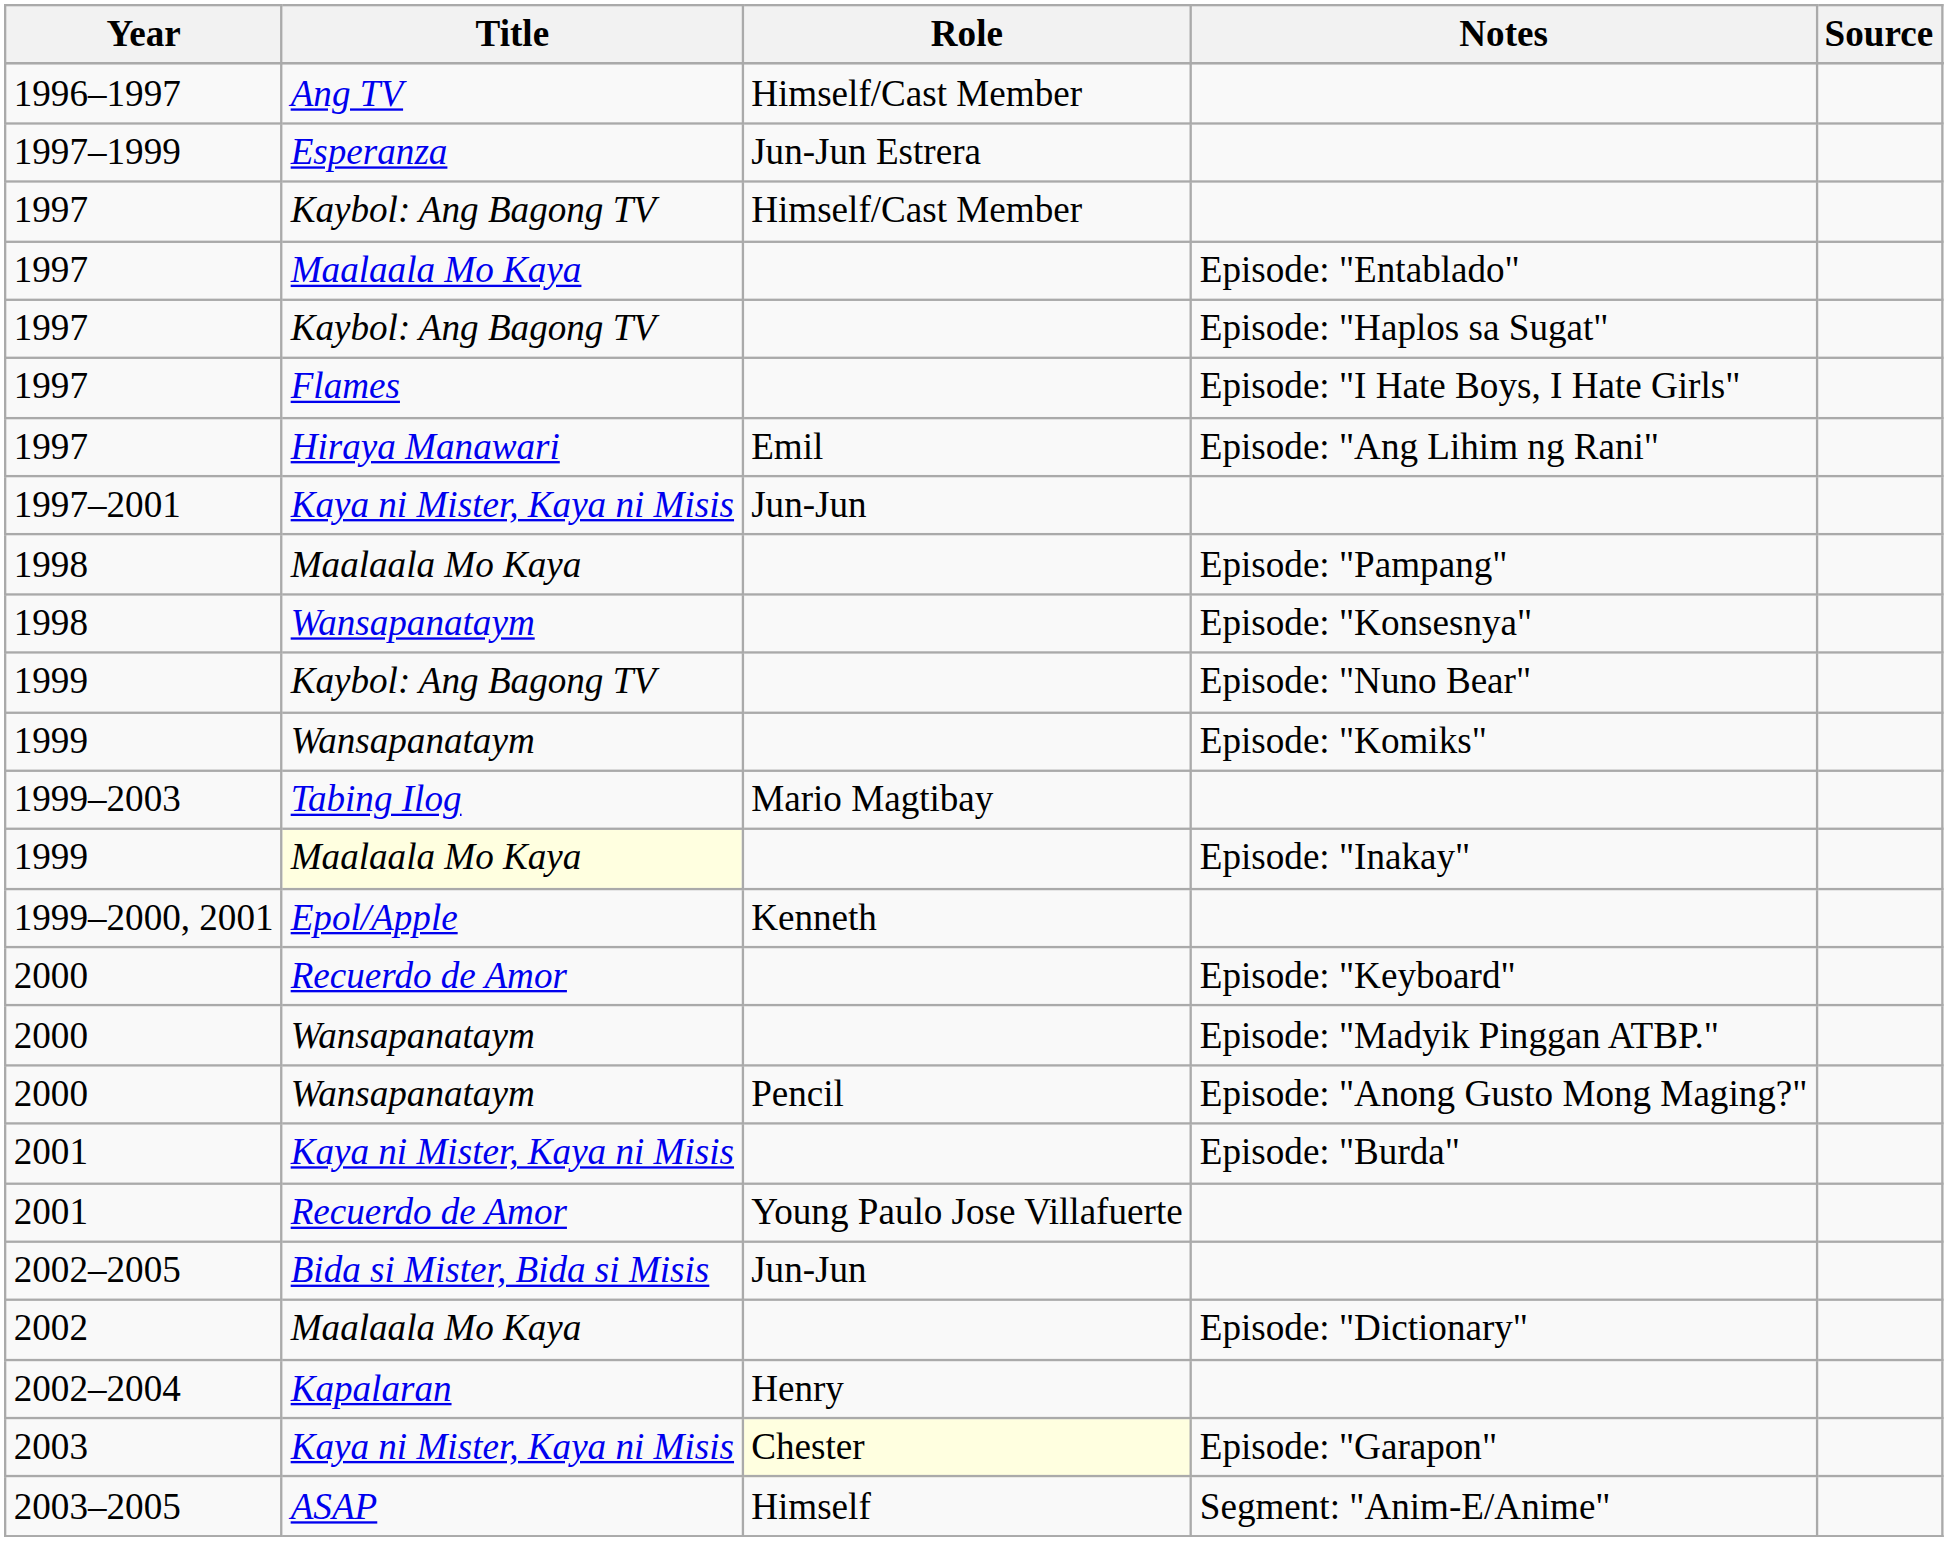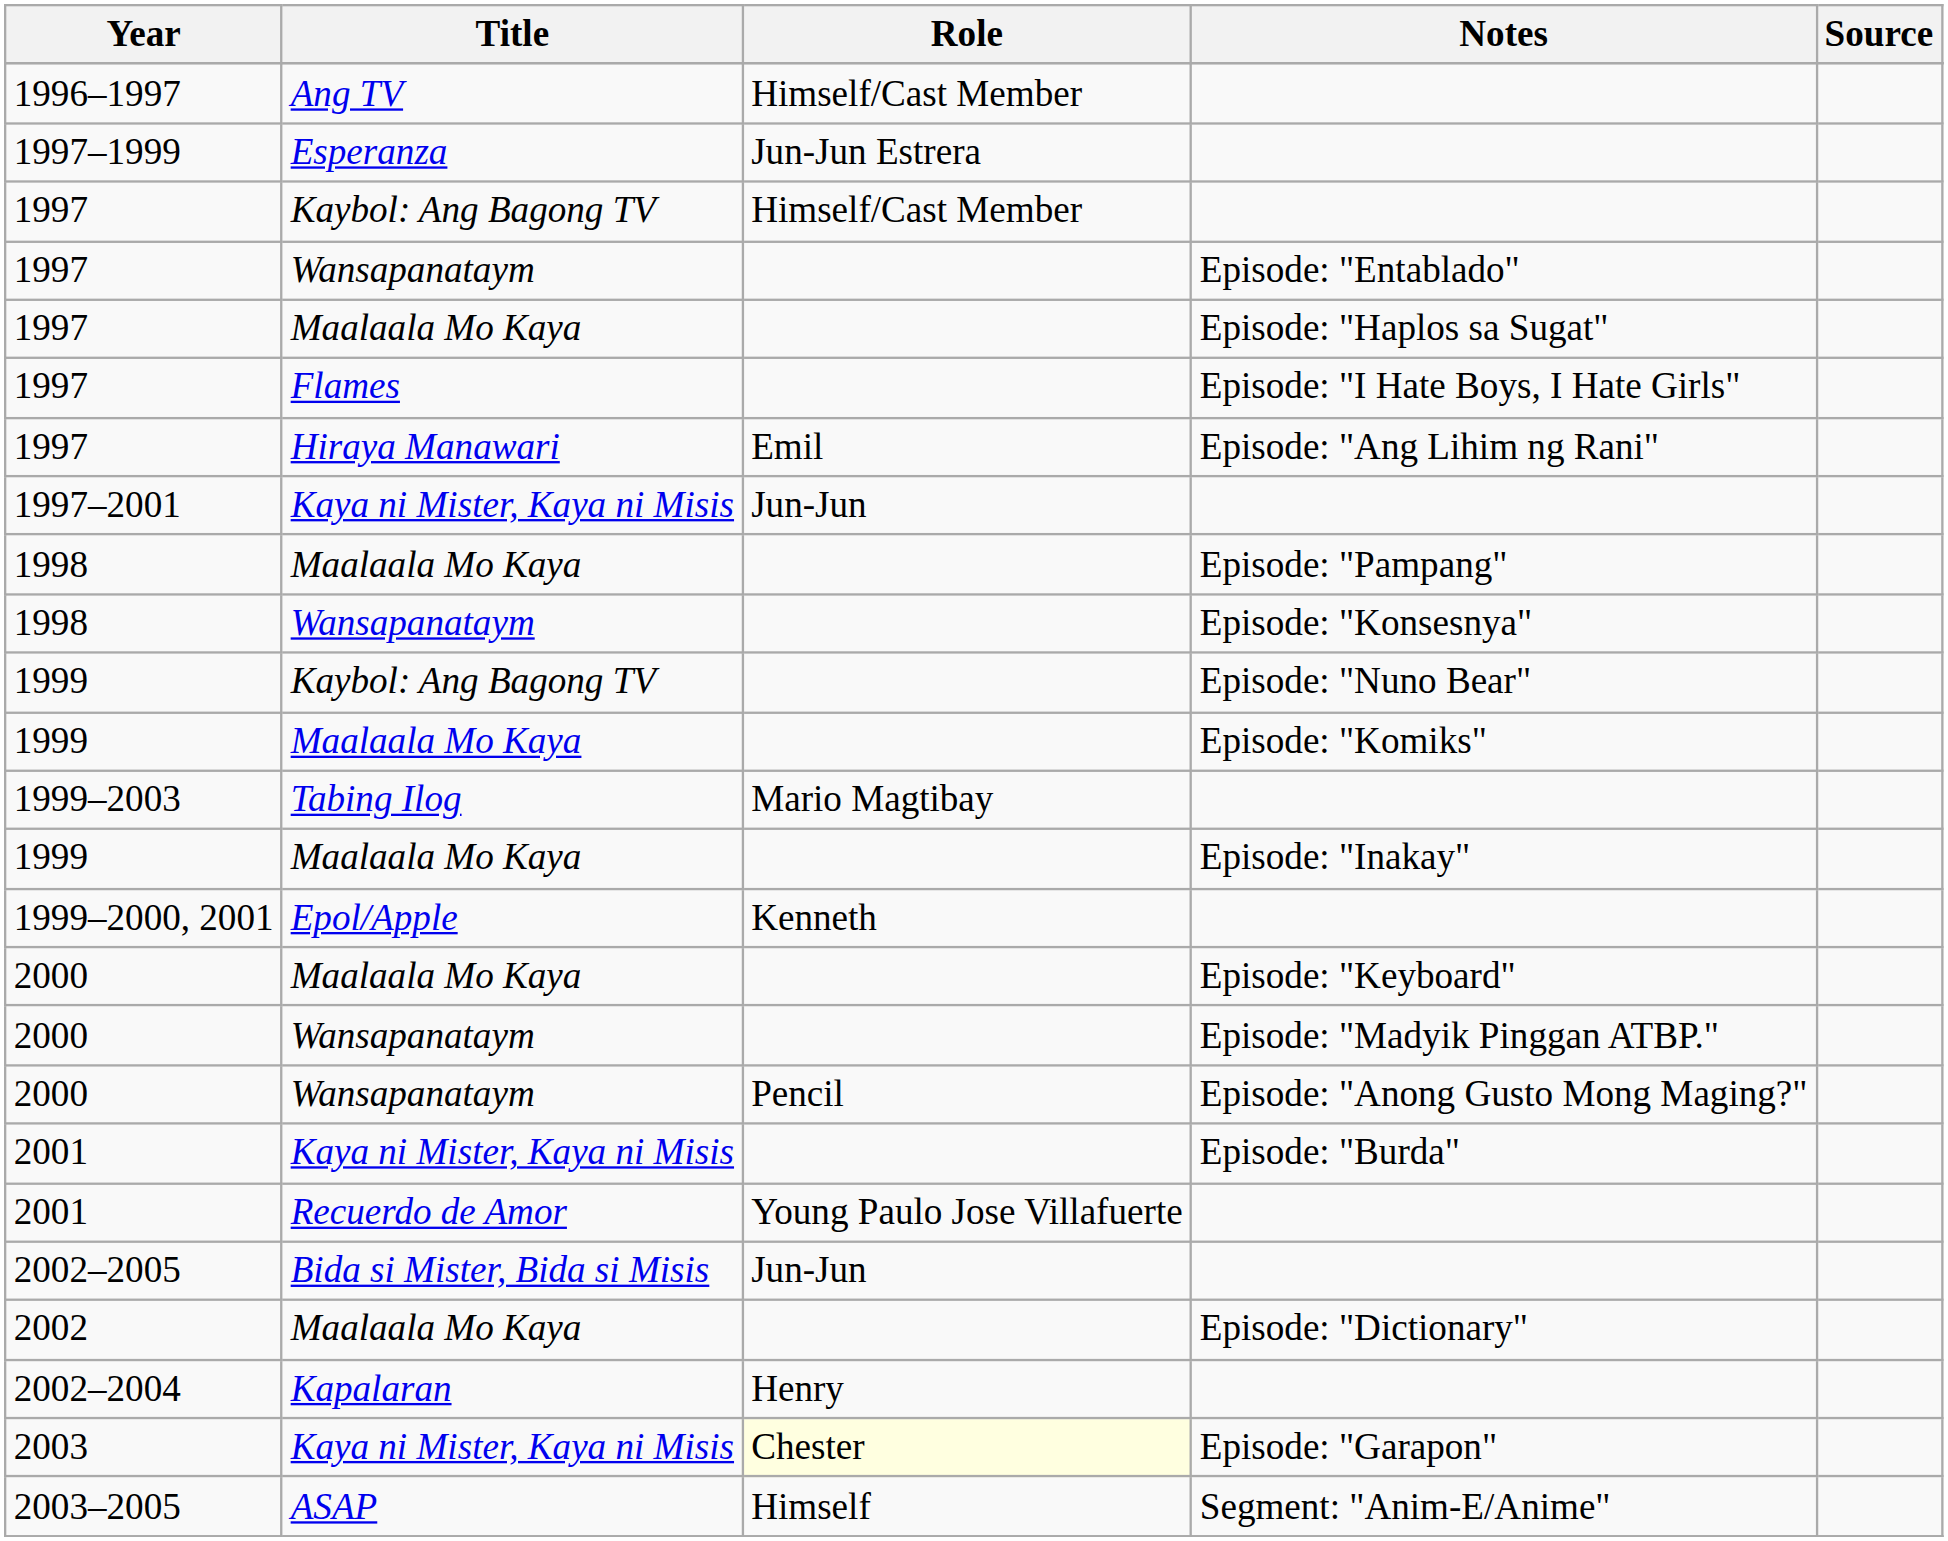(436, 269) Maalaala Mo Kaya -> (413, 269) Wansapanataym
(473, 328) Kaybol: Ang Bagong TV -> (436, 328) Maalaala Mo Kaya
(413, 740) Wansapanataym -> (436, 740) Maalaala Mo Kaya
(436, 858) lightyellow background -> (436, 858) no background
(429, 975) Recuerdo de Amor -> (436, 975) Maalaala Mo Kaya
